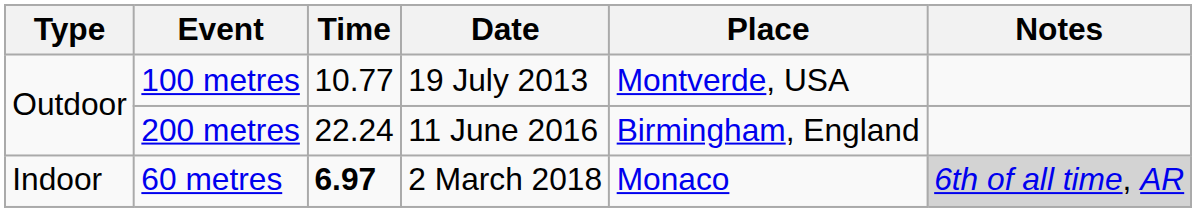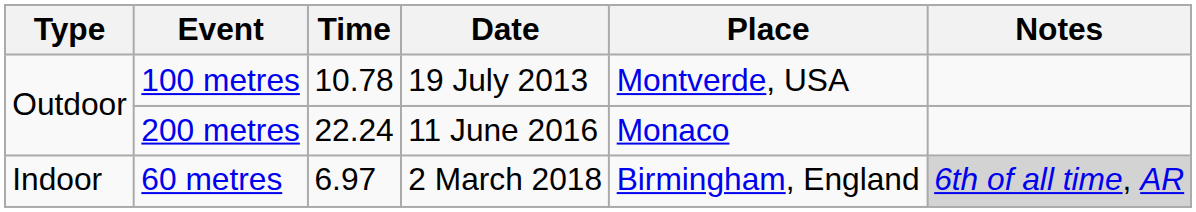(354, 79) 10.77 -> (354, 79) 10.78
(768, 130) Birmingham, England -> (673, 130) Monaco
(345, 180) bold -> (345, 180) normal
(673, 180) Monaco -> (768, 180) Birmingham, England
